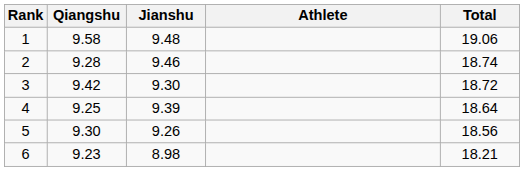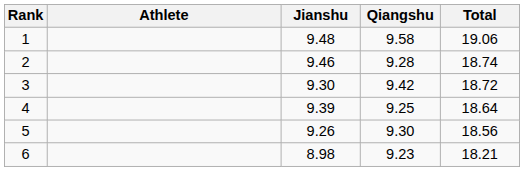columns swapped: (323, 16) <-> (87, 16)
